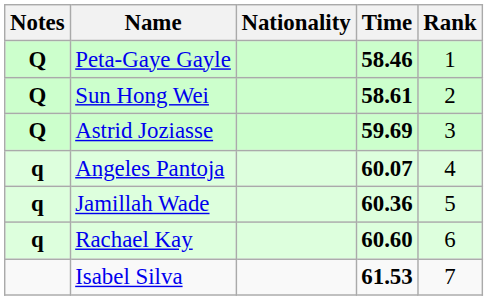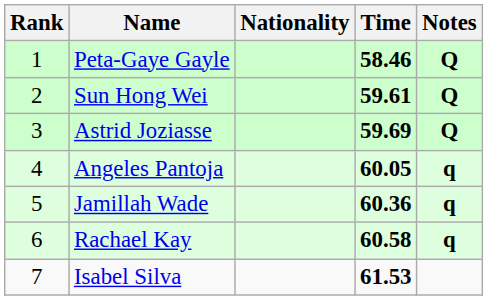columns swapped: (450, 22) <-> (37, 22)
(387, 95) 58.61 -> (386, 95) 59.61
(387, 167) 60.07 -> (386, 167) 60.05
(387, 240) 60.60 -> (386, 240) 60.58
